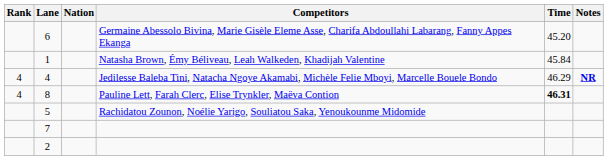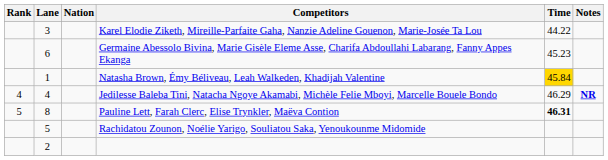+ row: (47, 30)
(559, 36) 45.20 -> (559, 54) 45.23
(559, 60) no background -> (559, 77) gold background
(19, 94) 4 -> (19, 112) 5
- row: (47, 129)
